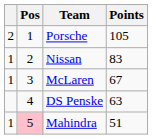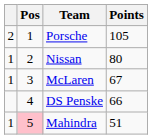(116, 57) 83 -> (116, 57) 80
(116, 101) 63 -> (116, 101) 66
